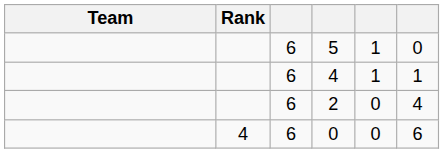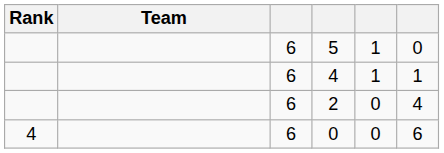columns swapped: (243, 18) <-> (110, 18)
